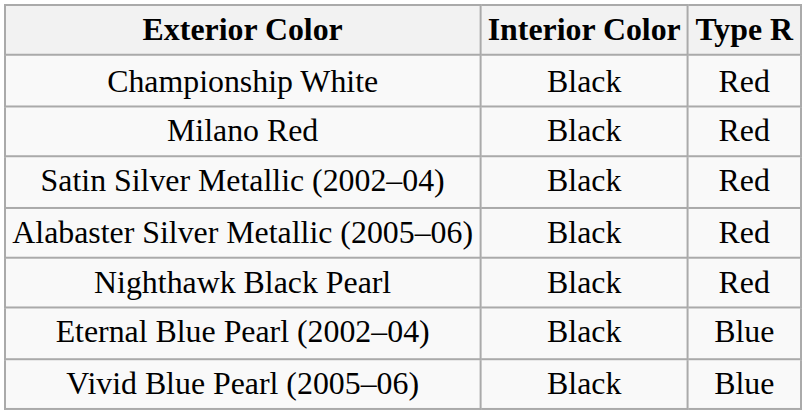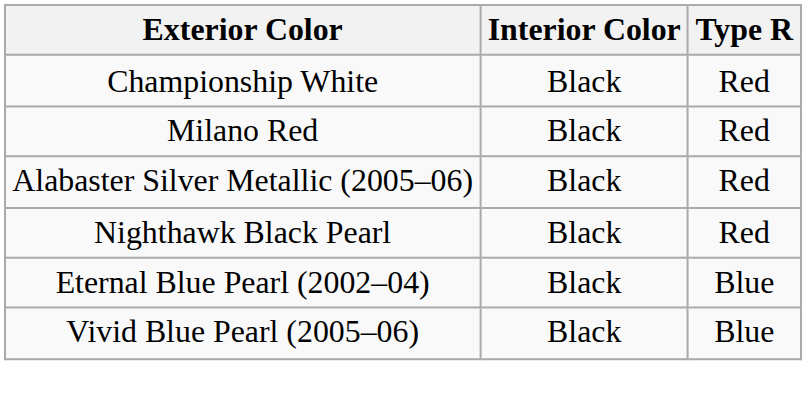- row: (243, 181)
